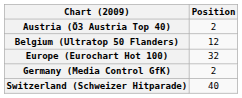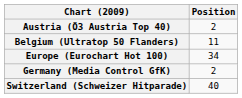(214, 41) 12 -> (214, 41) 11
(214, 56) 32 -> (214, 56) 34
